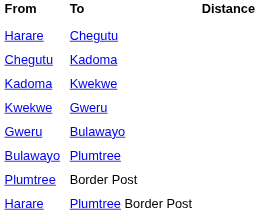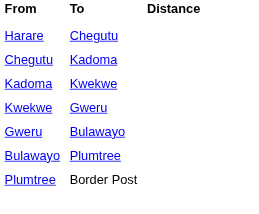- row: (131, 204)
